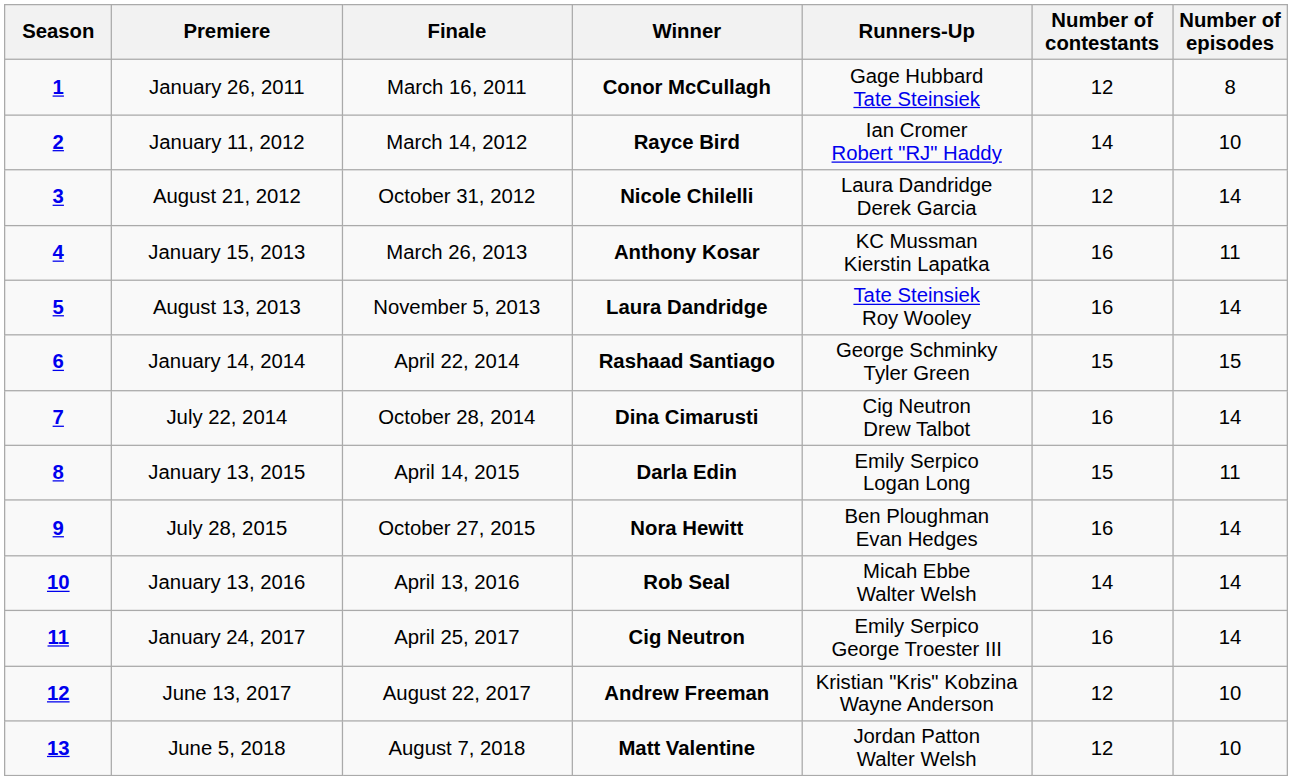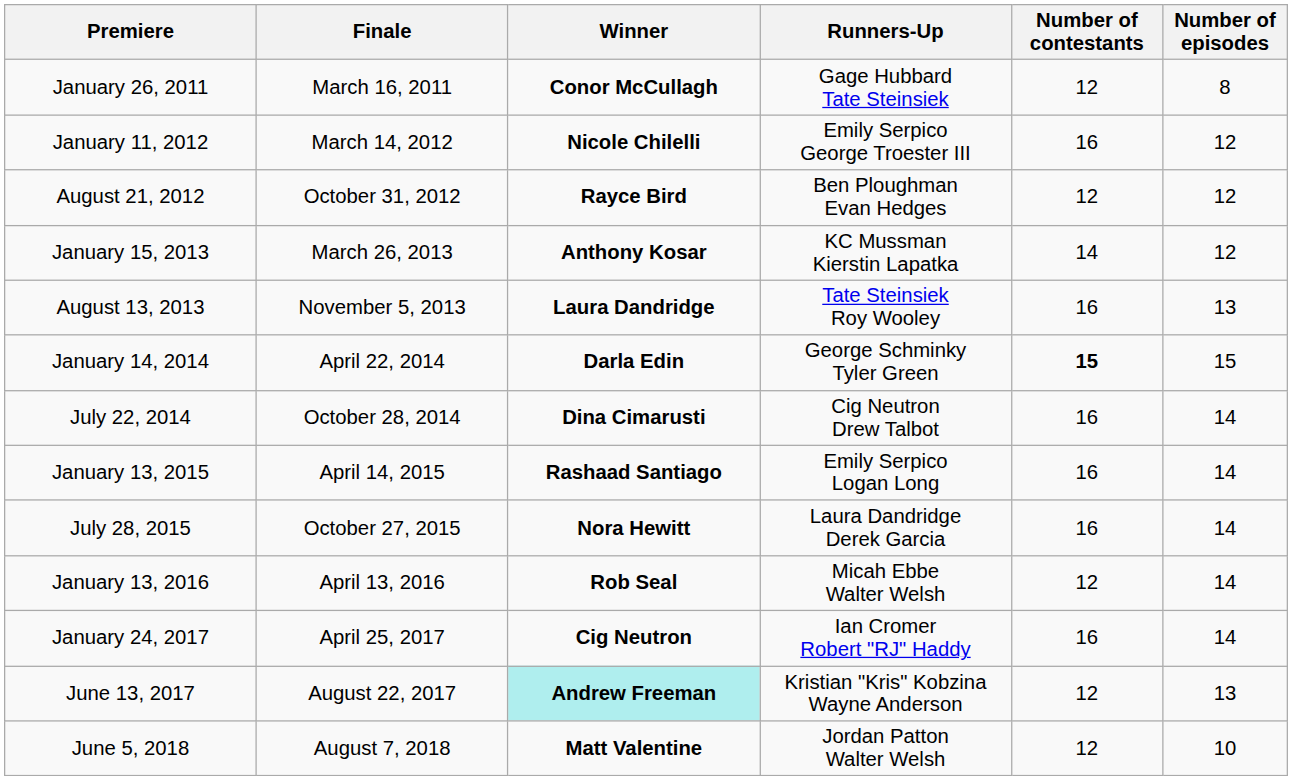- column: (58, 32)
(687, 142) Rayce Bird -> (634, 142) Nicole Chilelli
(917, 142) Ian Cromer Robert "RJ" Haddy -> (885, 142) Emily Serpico George Troester III
(1102, 142) 14 -> (1087, 142) 16
(1230, 142) 10 -> (1225, 142) 12
(687, 197) Nicole Chilelli -> (634, 197) Rayce Bird
(917, 197) Laura Dandridge Derek Garcia -> (886, 197) Ben Ploughman Evan Hedges
(1230, 197) 14 -> (1225, 197) 12
(1102, 252) 16 -> (1087, 252) 14
(1230, 252) 11 -> (1225, 252) 12
(1230, 307) 14 -> (1225, 307) 13
(687, 362) Rashaad Santiago -> (634, 362) Darla Edin
(1102, 362) normal -> (1087, 362) bold
(687, 472) Darla Edin -> (634, 472) Rashaad Santiago
(1102, 472) 15 -> (1087, 472) 16
(1230, 472) 11 -> (1225, 472) 14
(917, 527) Ben Ploughman Evan Hedges -> (886, 527) Laura Dandridge Derek Garcia
(1102, 582) 14 -> (1087, 582) 12
(917, 637) Emily Serpico George Troester III -> (886, 637) Ian Cromer Robert "RJ" Haddy
(687, 693) no background -> (634, 693) paleturquoise background
(1230, 693) 10 -> (1225, 693) 13
